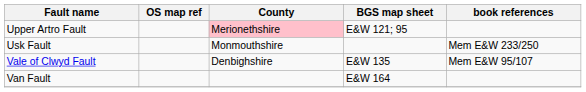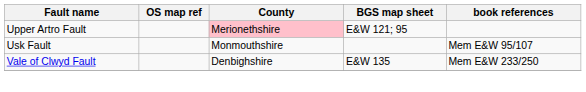(493, 45) Mem E&W 233/250 -> (491, 45) Mem E&W 95/107
(491, 62) Mem E&W 95/107 -> (493, 62) Mem E&W 233/250
- row: (29, 78)
